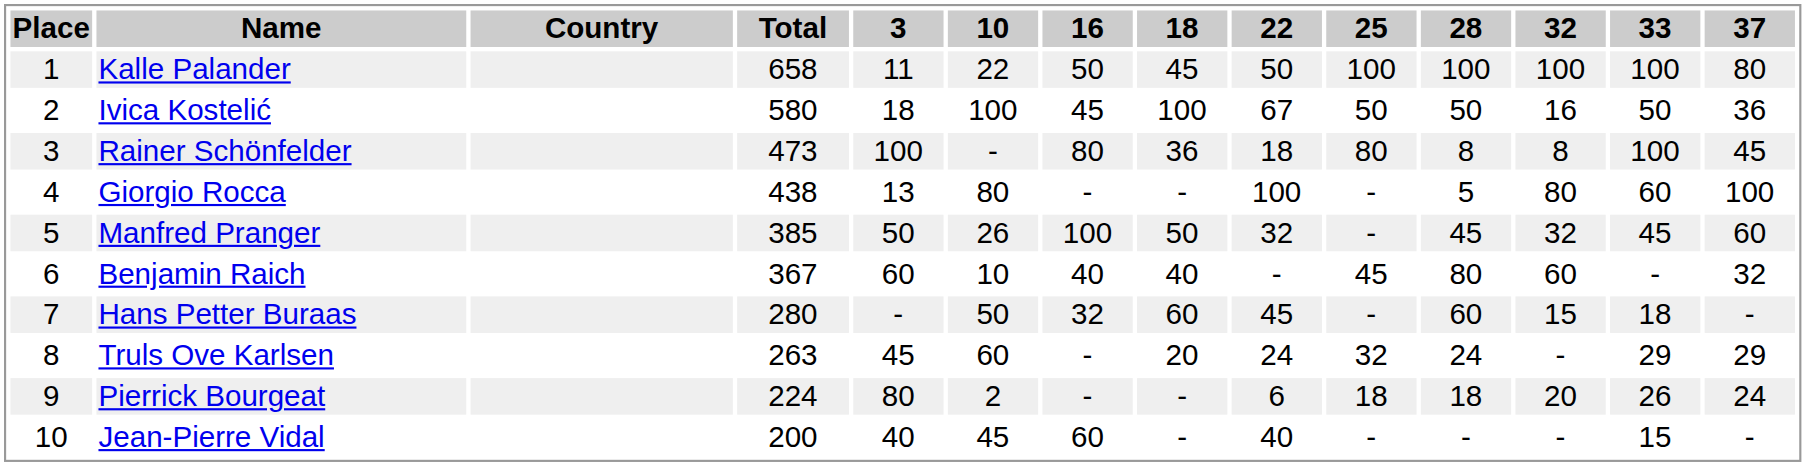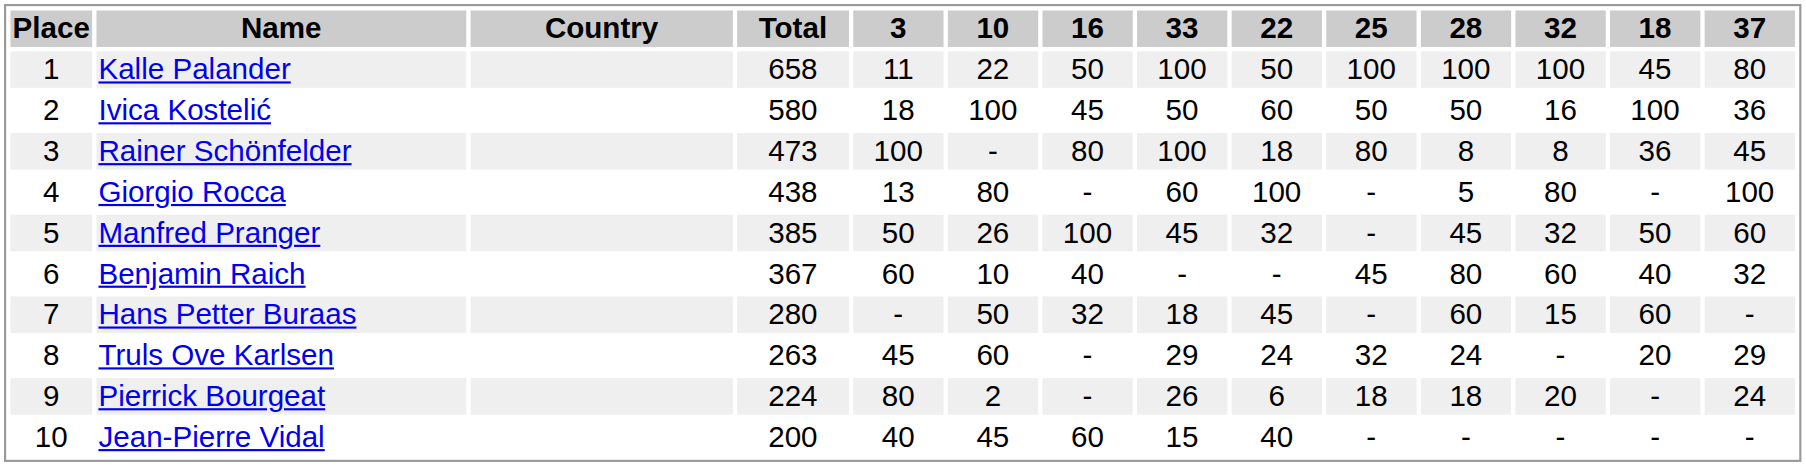columns swapped: (1182, 29) <-> (1655, 29)
(1277, 110) 67 -> (1277, 110) 60
